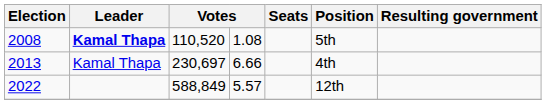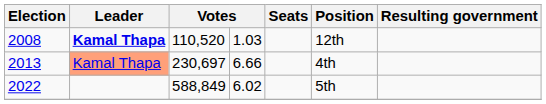(247, 39) 1.08 -> (247, 39) 1.03
(326, 39) 5th -> (330, 39) 12th
(117, 63) no background -> (117, 63) lightsalmon background
(247, 87) 5.57 -> (247, 87) 6.02
(330, 87) 12th -> (326, 87) 5th
